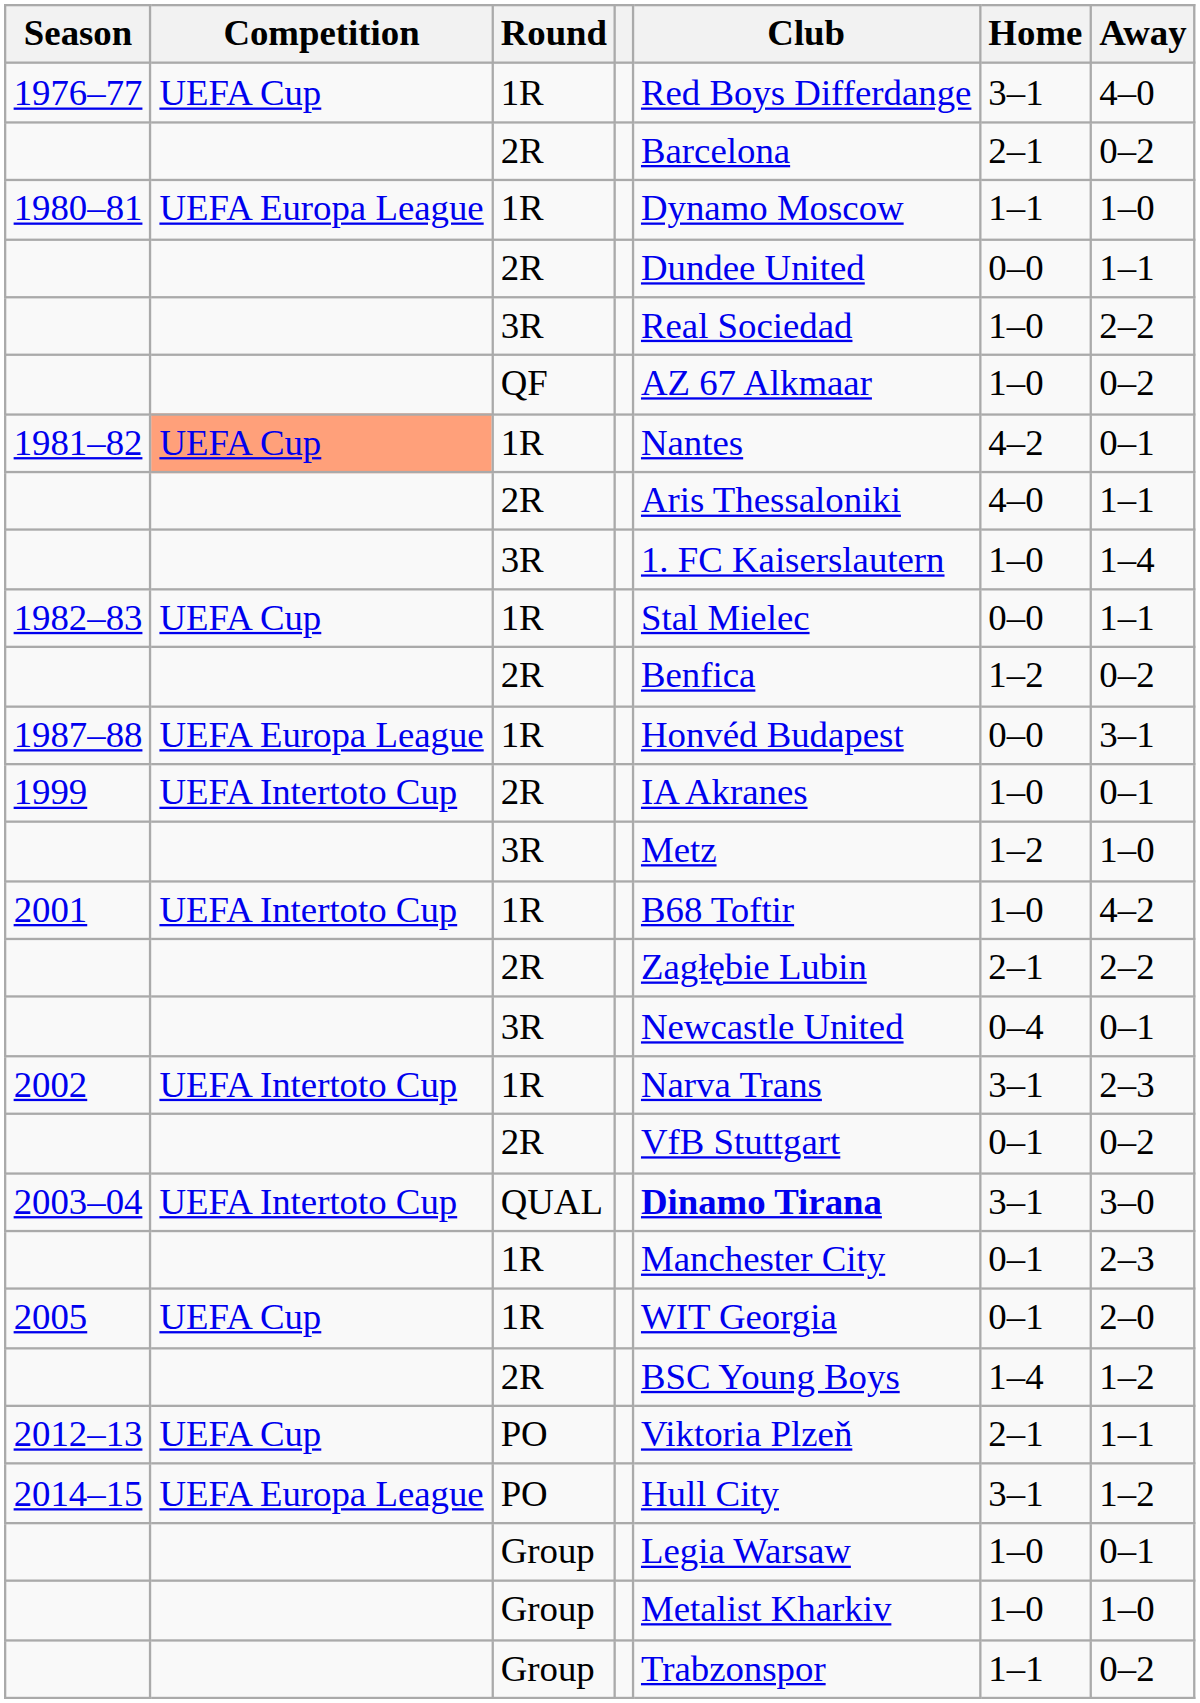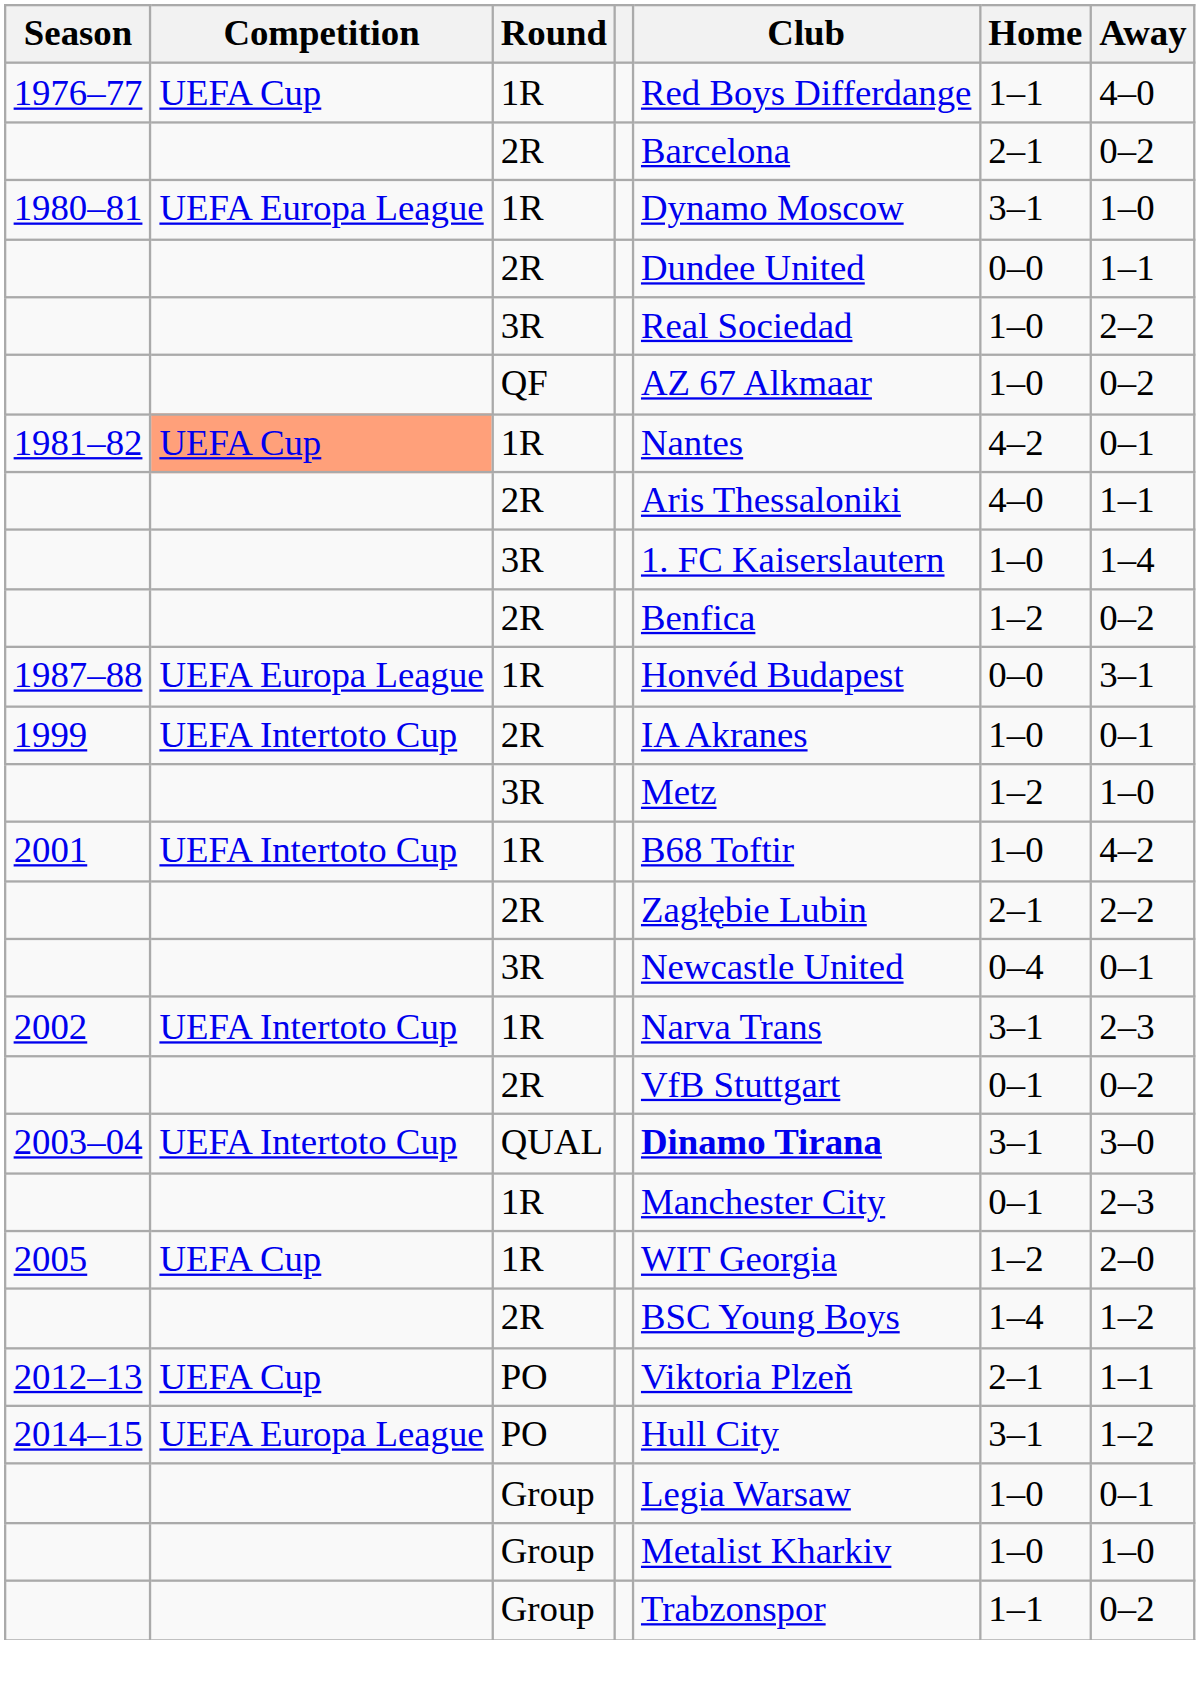(1016, 92) 3–1 -> (1016, 92) 1–1
(1016, 208) 1–1 -> (1016, 208) 3–1
- row: (78, 617)
(1016, 1317) 0–1 -> (1016, 1259) 1–2
